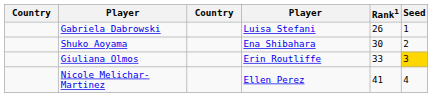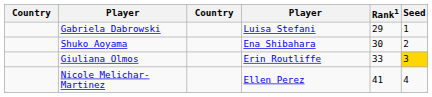(378, 29) 26 -> (378, 29) 29
